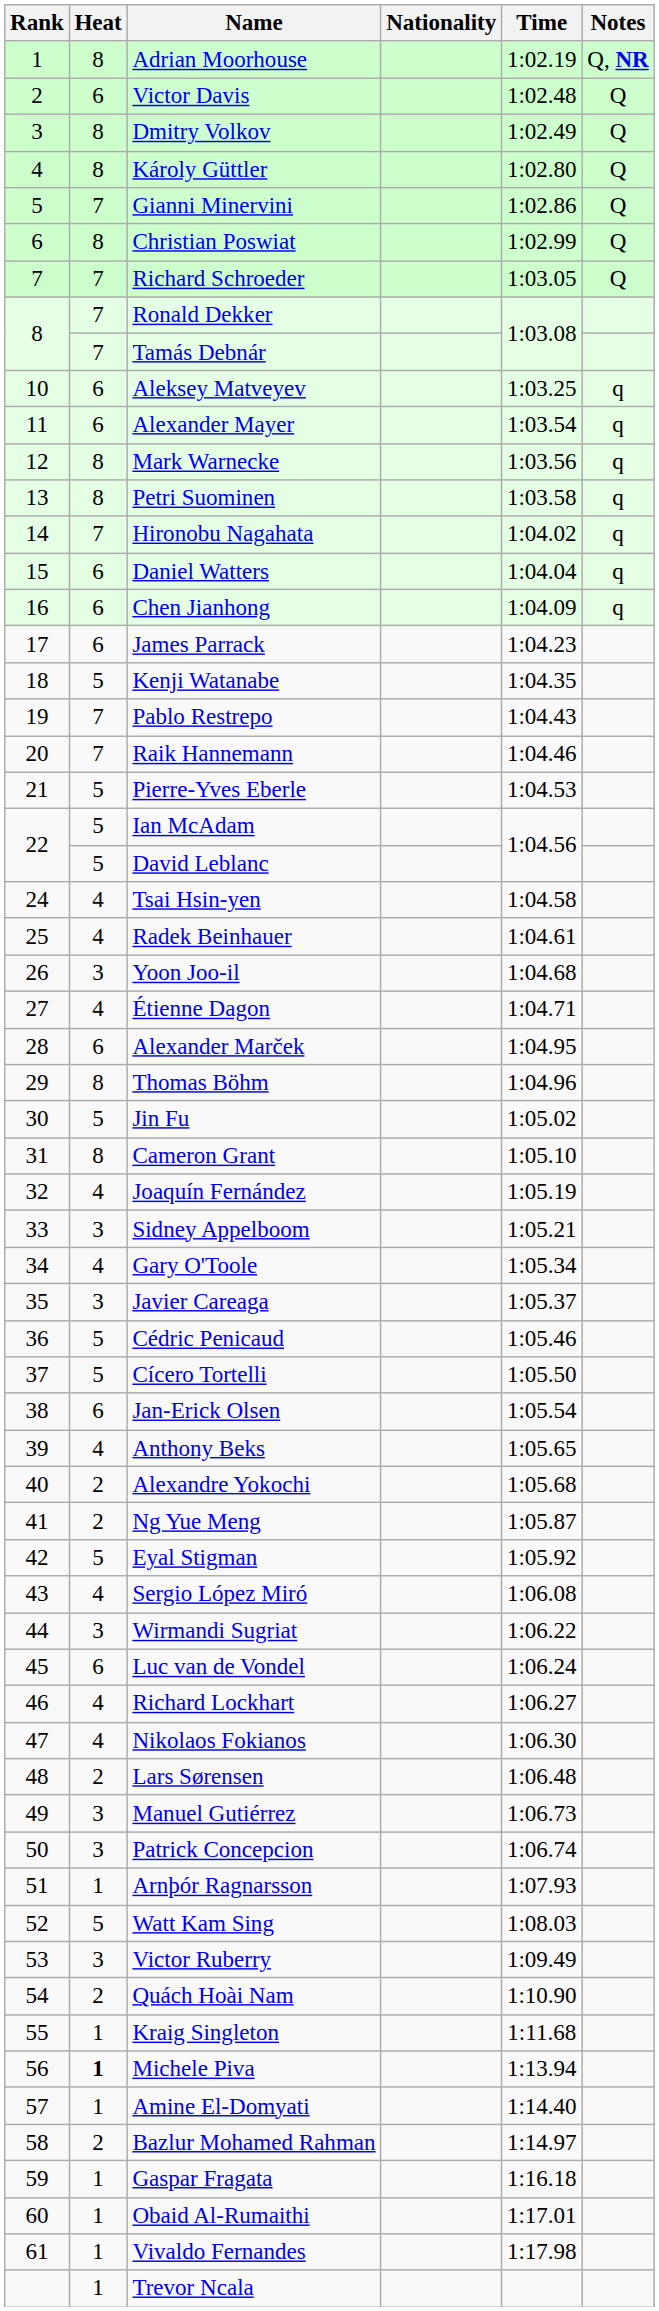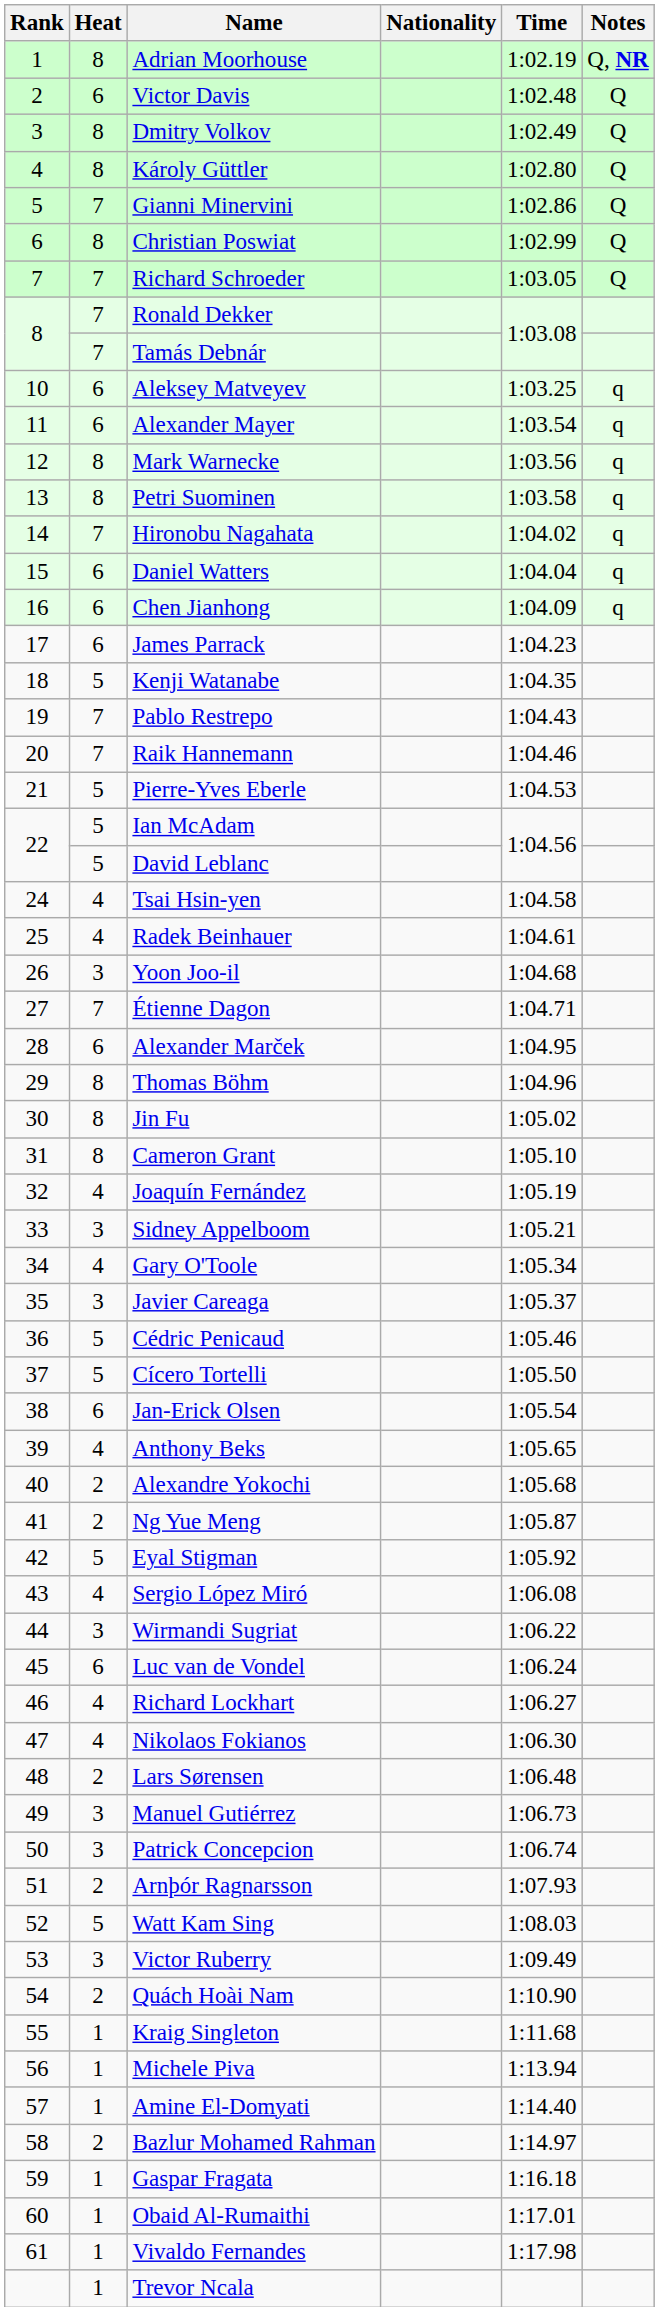(98, 1009) 4 -> (98, 1009) 7
(98, 1118) 5 -> (98, 1118) 8
(98, 1886) 1 -> (98, 1886) 2
(98, 2069) bold -> (98, 2069) normal
